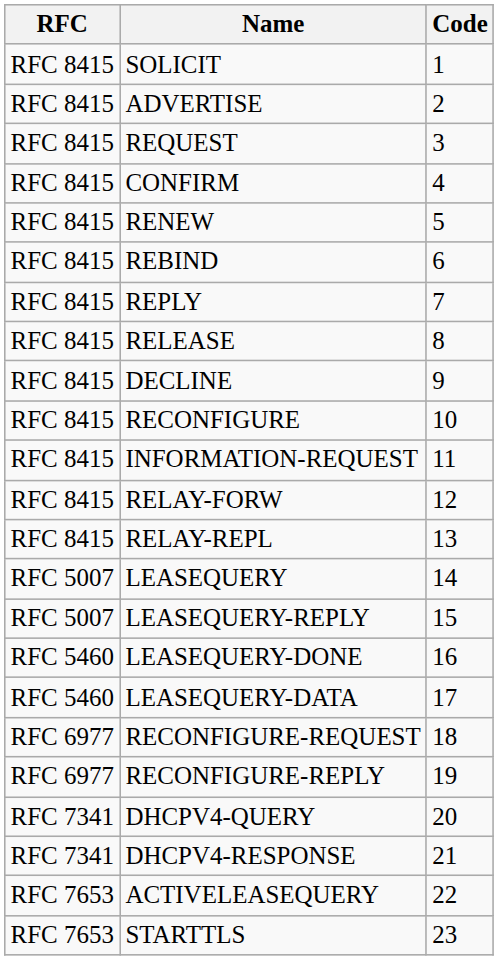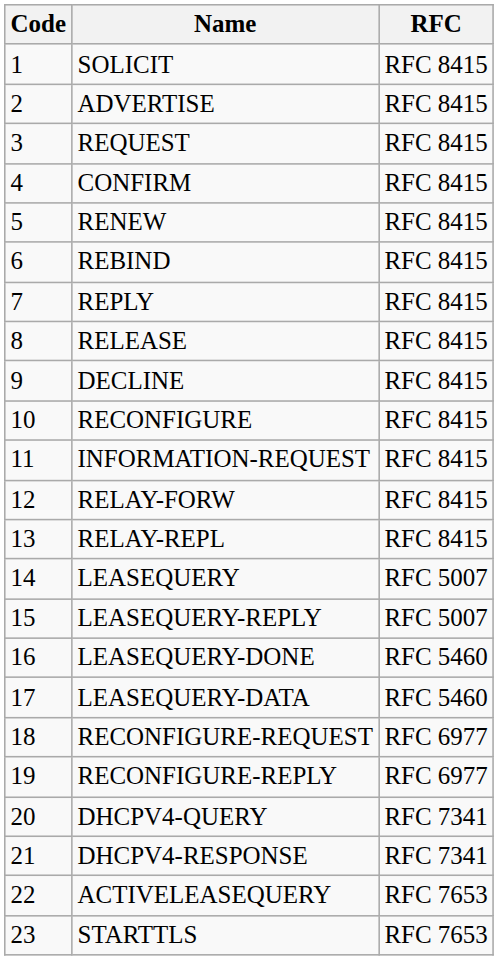columns swapped: (460, 24) <-> (62, 24)
